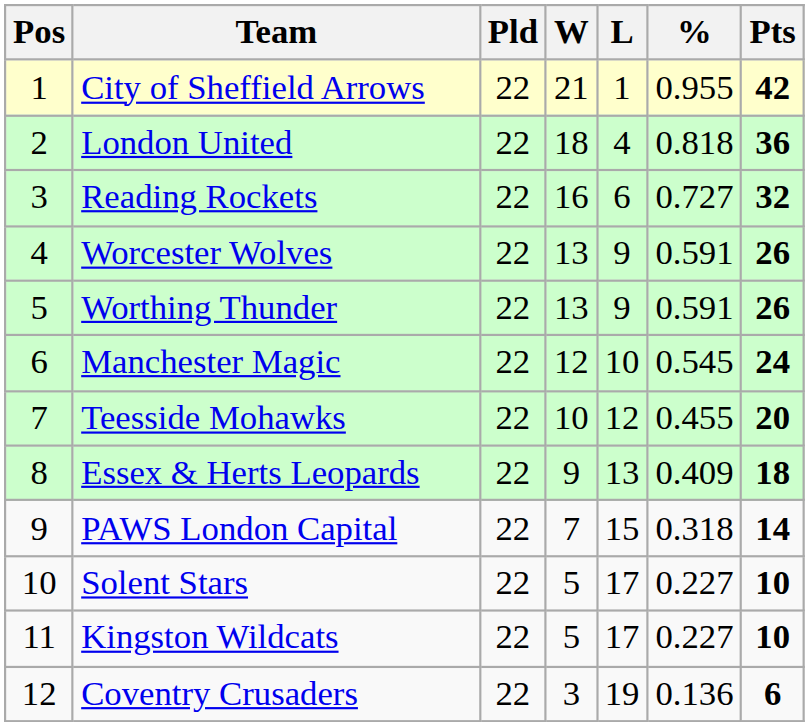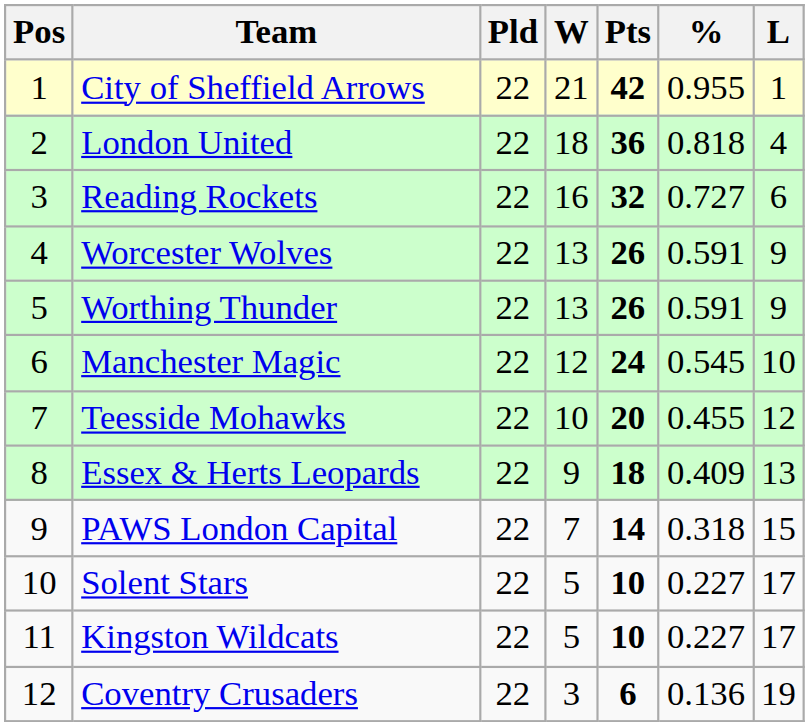columns swapped: (622, 32) <-> (773, 32)
